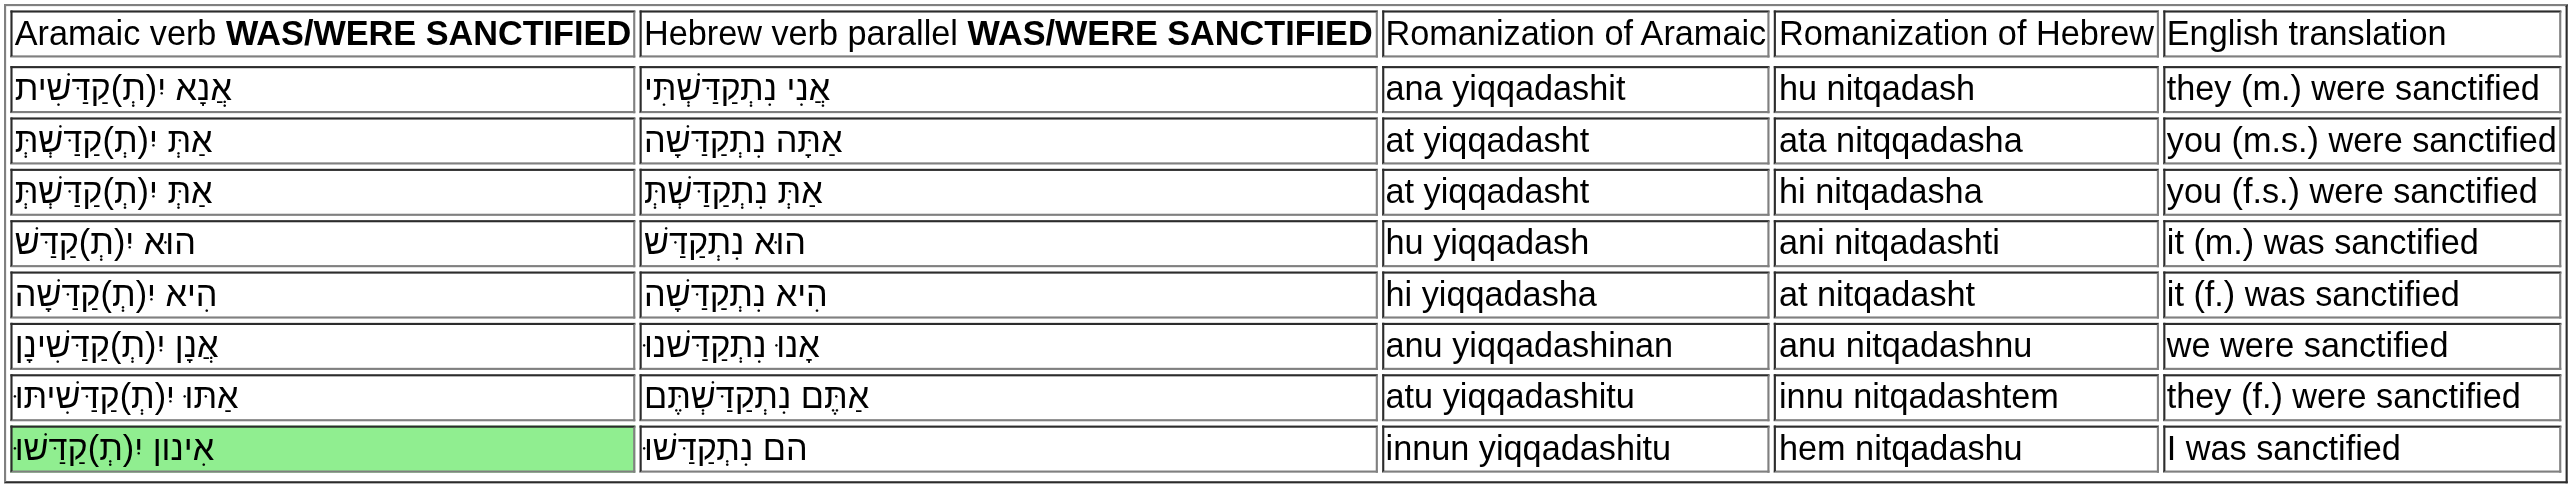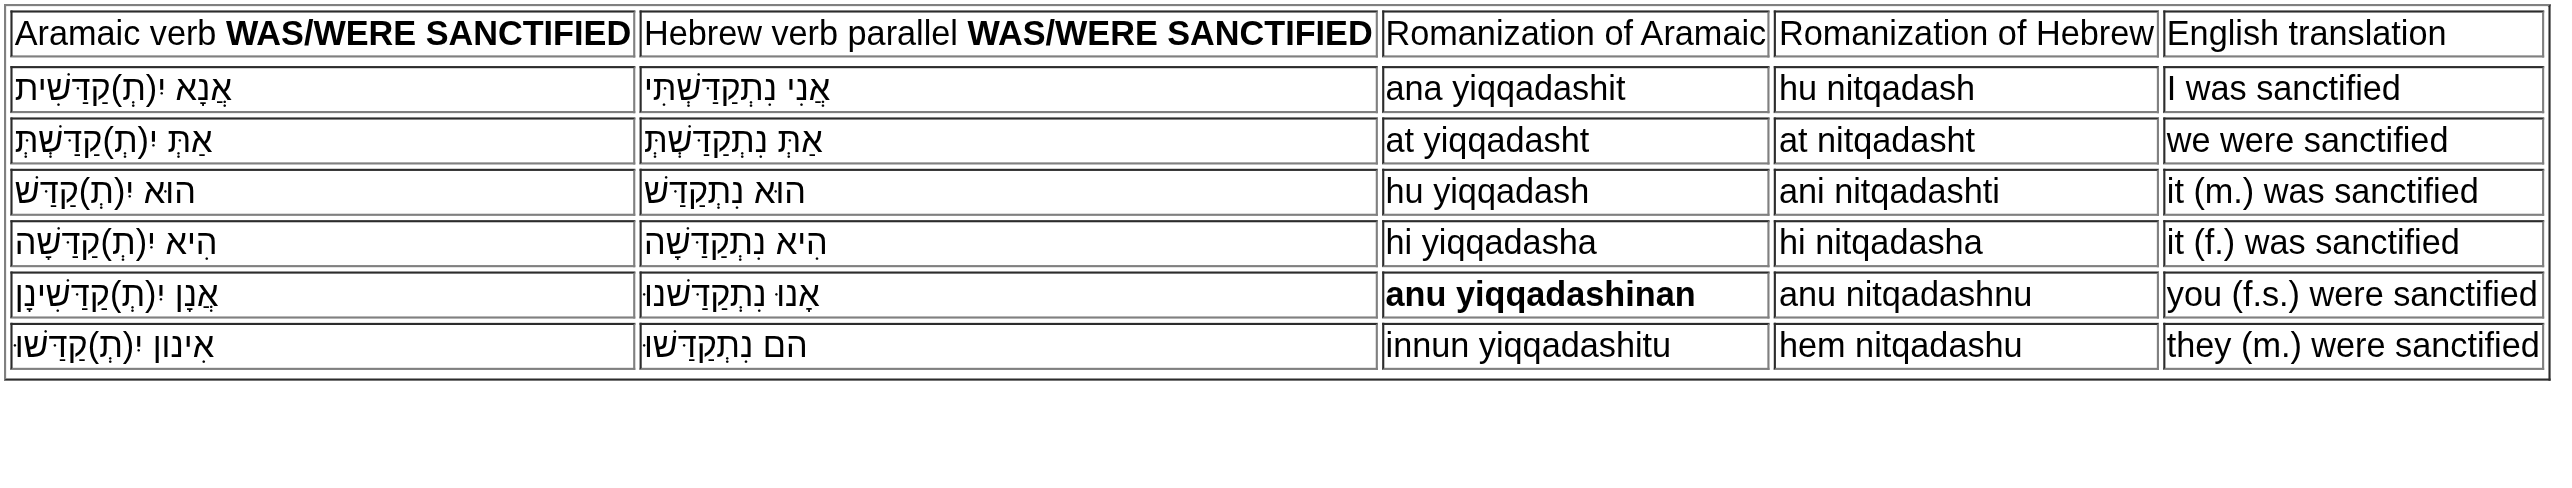(2353, 89) they (m.) were sanctified -> (2284, 89) I was sanctified
- row: (743, 140)
(1881, 191) hi nitqadasha -> (1877, 140) at nitqadasht
(2352, 191) you (f.s.) were sanctified -> (2308, 140) we were sanctified
(1877, 294) at nitqadasht -> (1881, 243) hi nitqadasha
(1529, 345) normal -> (1541, 294) bold
(2308, 345) we were sanctified -> (2352, 294) you (f.s.) were sanctified
- row: (757, 397)
(114, 448) lightgreen background -> (114, 345) no background
(2284, 448) I was sanctified -> (2353, 345) they (m.) were sanctified
